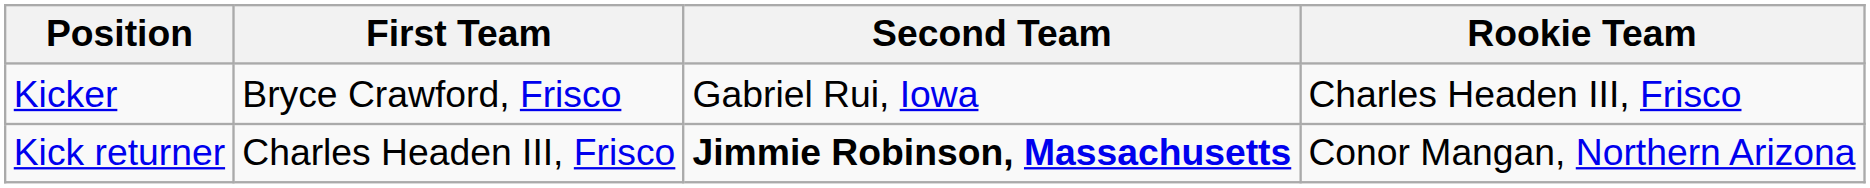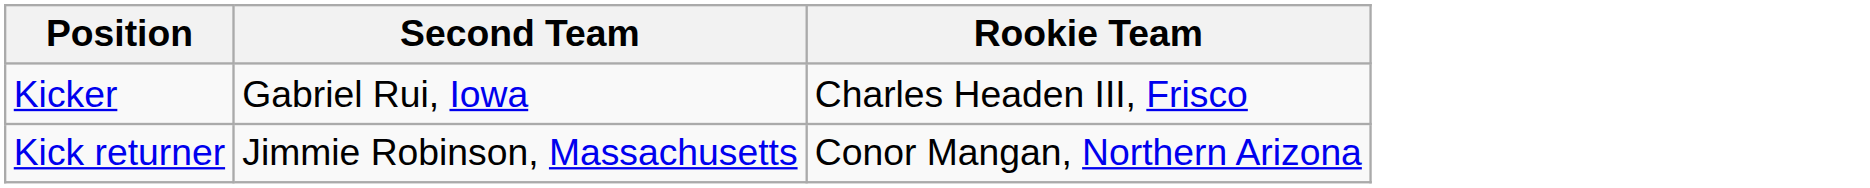- column: (459, 34)
(992, 152) bold -> (520, 152) normal
